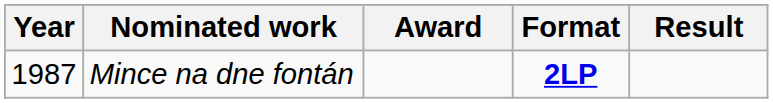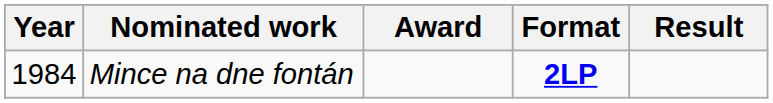(44, 73) 1987 -> (44, 73) 1984
